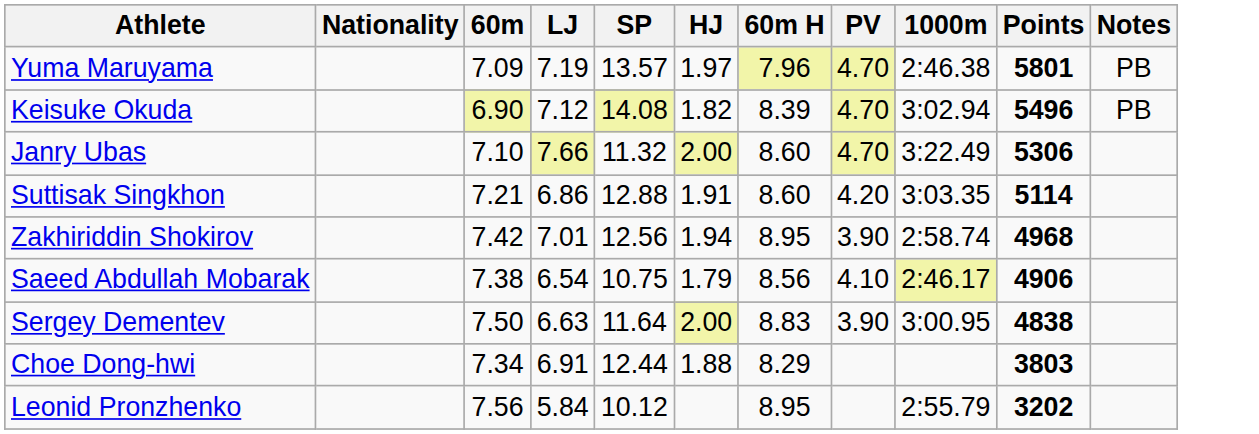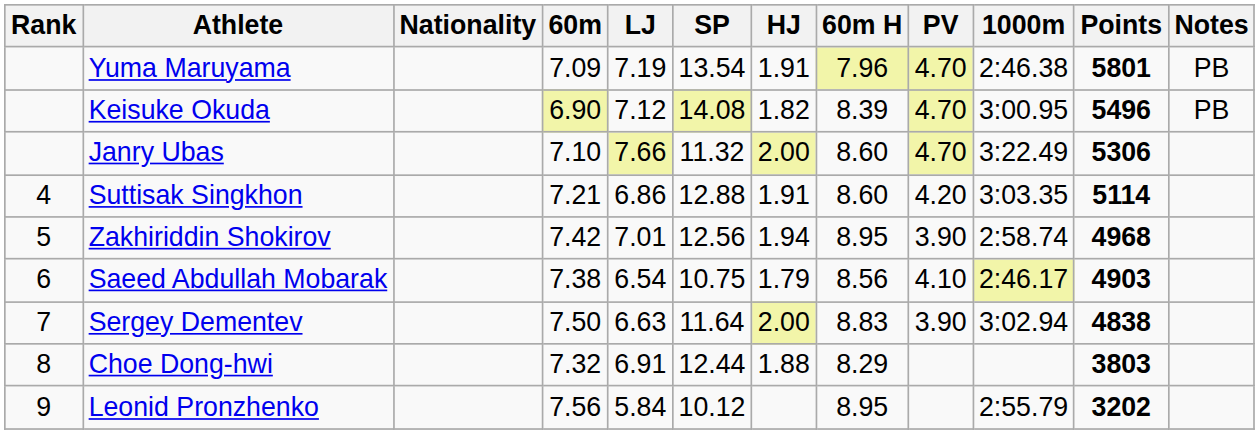+ column: (44, 25)
(634, 68) 13.57 -> (712, 68) 13.54
(706, 68) 1.97 -> (784, 68) 1.91
(946, 110) 3:02.94 -> (1024, 110) 3:00.95
(1044, 279) 4906 -> (1121, 279) 4903
(946, 322) 3:00.95 -> (1024, 322) 3:02.94
(498, 364) 7.34 -> (575, 364) 7.32
